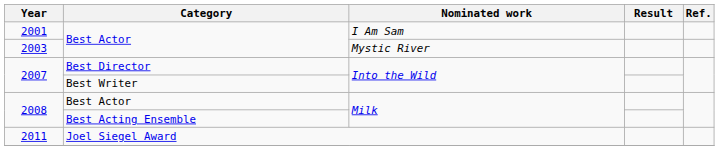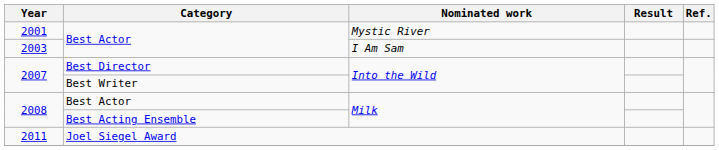(378, 31) I Am Sam -> (391, 31) Mystic River
(391, 48) Mystic River -> (378, 48) I Am Sam
